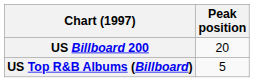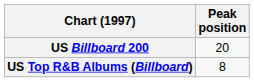(222, 67) 5 -> (222, 67) 8
